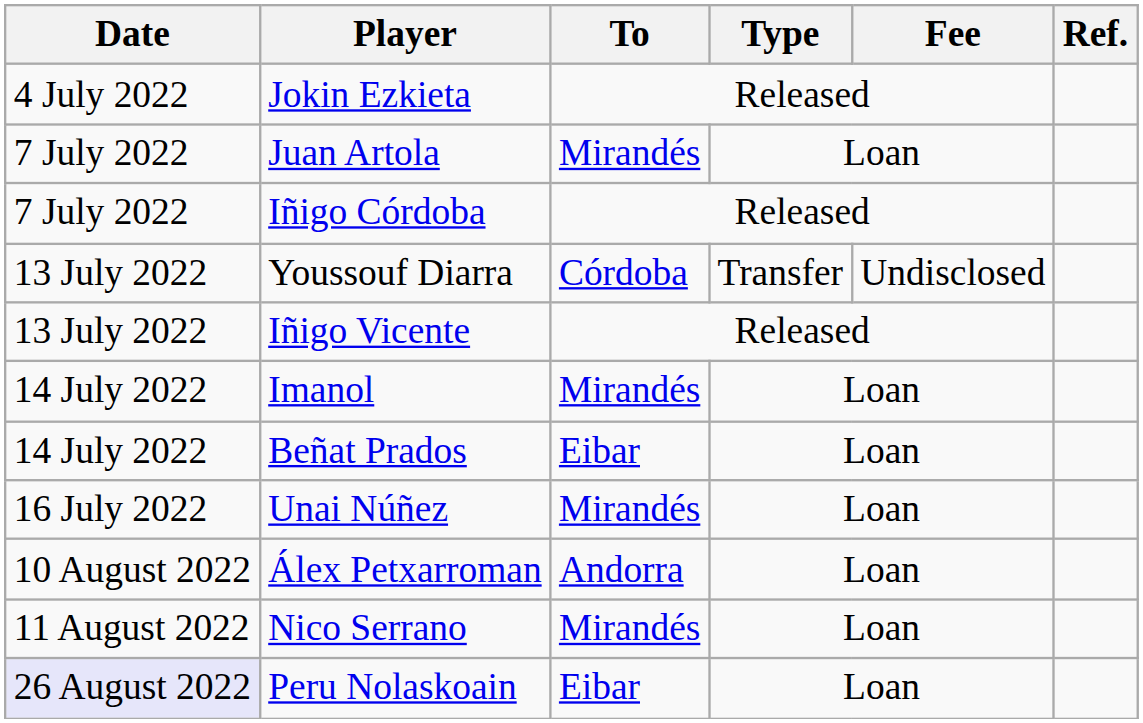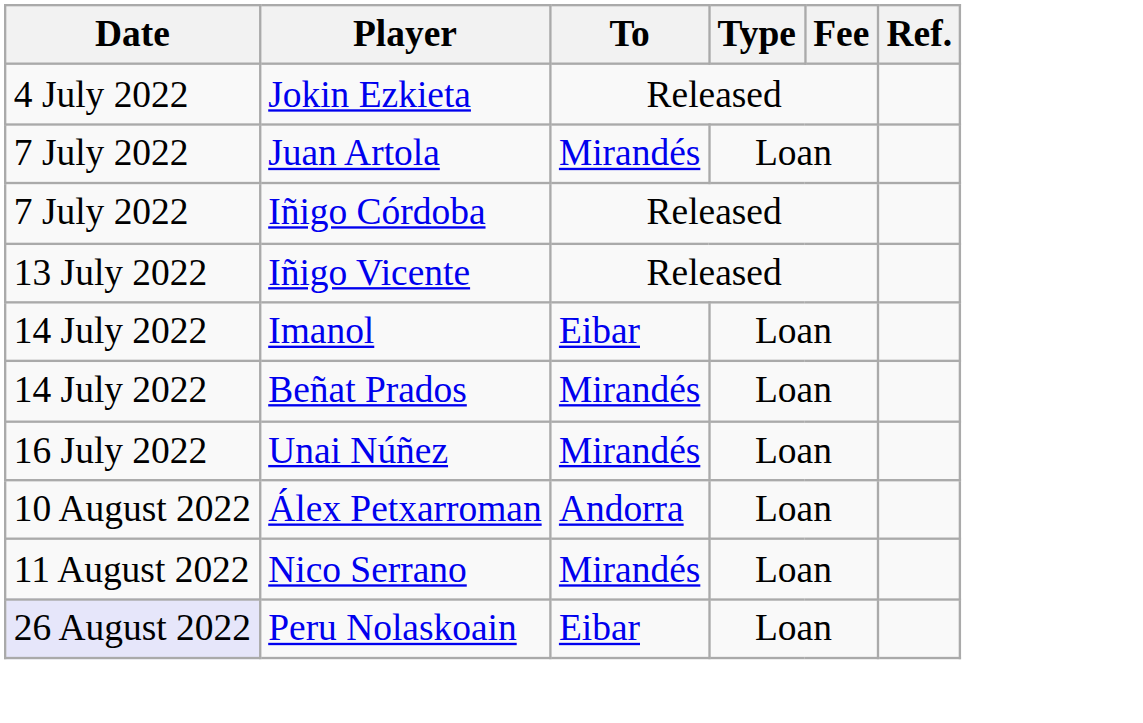- row: (391, 271)
(630, 390) Mirandés -> (599, 331) Eibar
(599, 449) Eibar -> (630, 390) Mirandés
